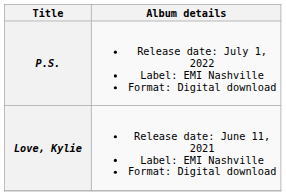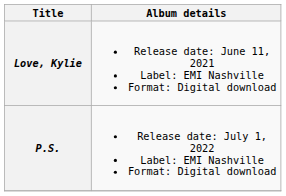rows swapped: (48, 148) <-> (48, 63)
